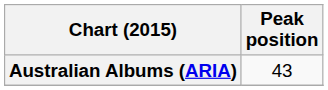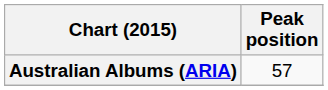(282, 70) 43 -> (282, 70) 57
